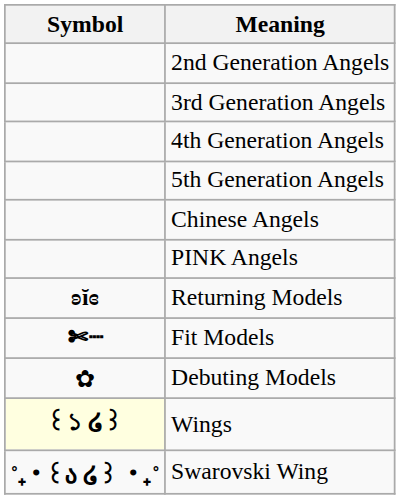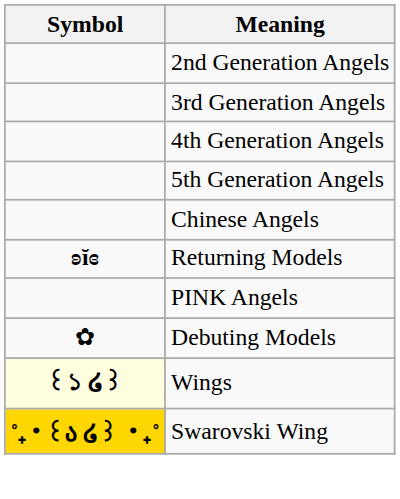rows swapped: (234, 257) <-> (257, 296)
- row: (223, 336)
(85, 473) no background -> (85, 433) gold background
